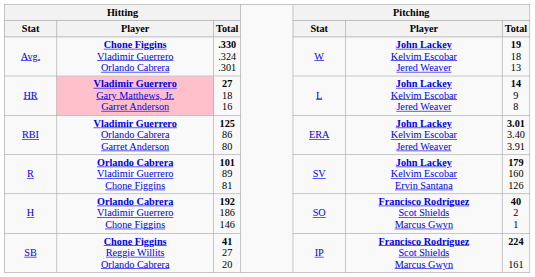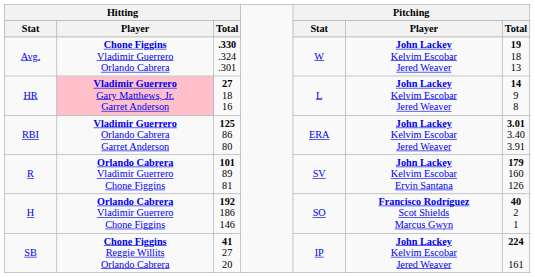(424, 253) Francisco Rodríguez Scot Shields Marcus Gwyn -> (424, 253) John Lackey Kelvim Escobar Jered Weaver
